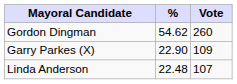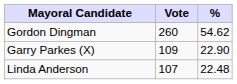columns swapped: (211, 13) <-> (173, 13)
